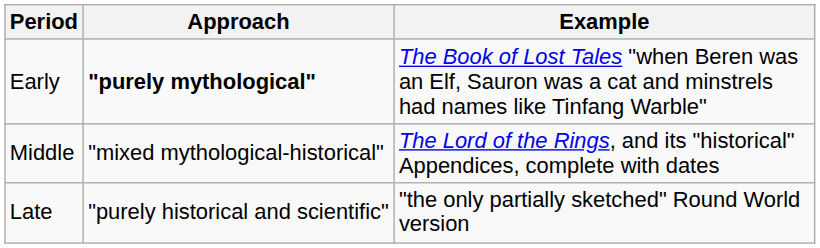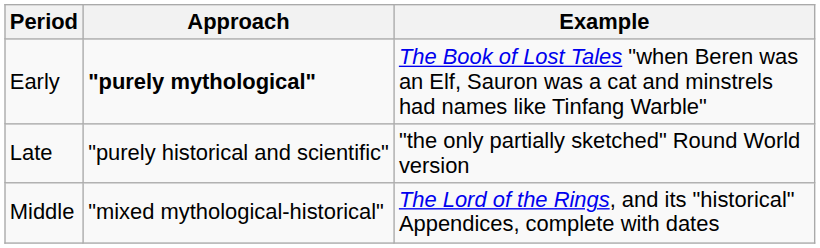rows swapped: (42, 153) <-> (31, 212)
